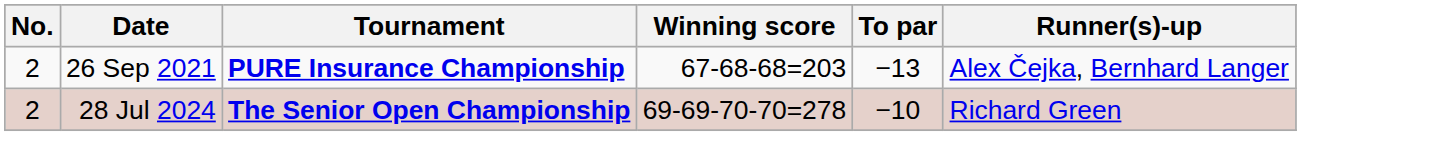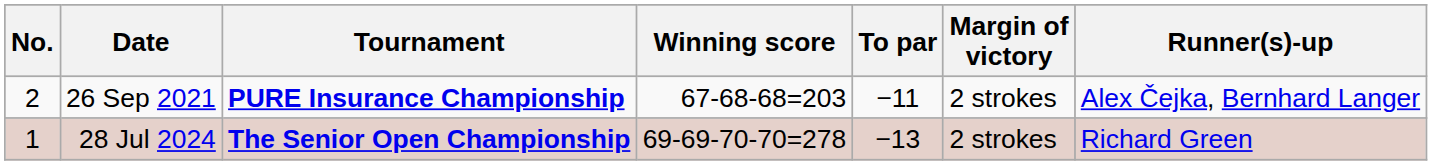+ column: (1009, 41)
(898, 68) −13 -> (898, 97) −11
(32, 110) 2 -> (32, 139) 1
(898, 110) −10 -> (898, 139) −13
